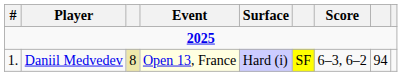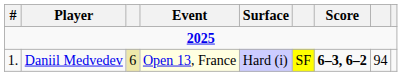(133, 60) 8 -> (133, 60) 6
(342, 60) normal -> (342, 60) bold
